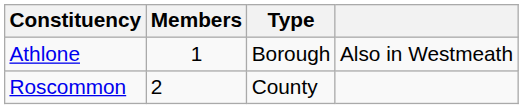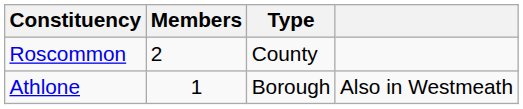rows swapped: (45, 53) <-> (68, 86)
